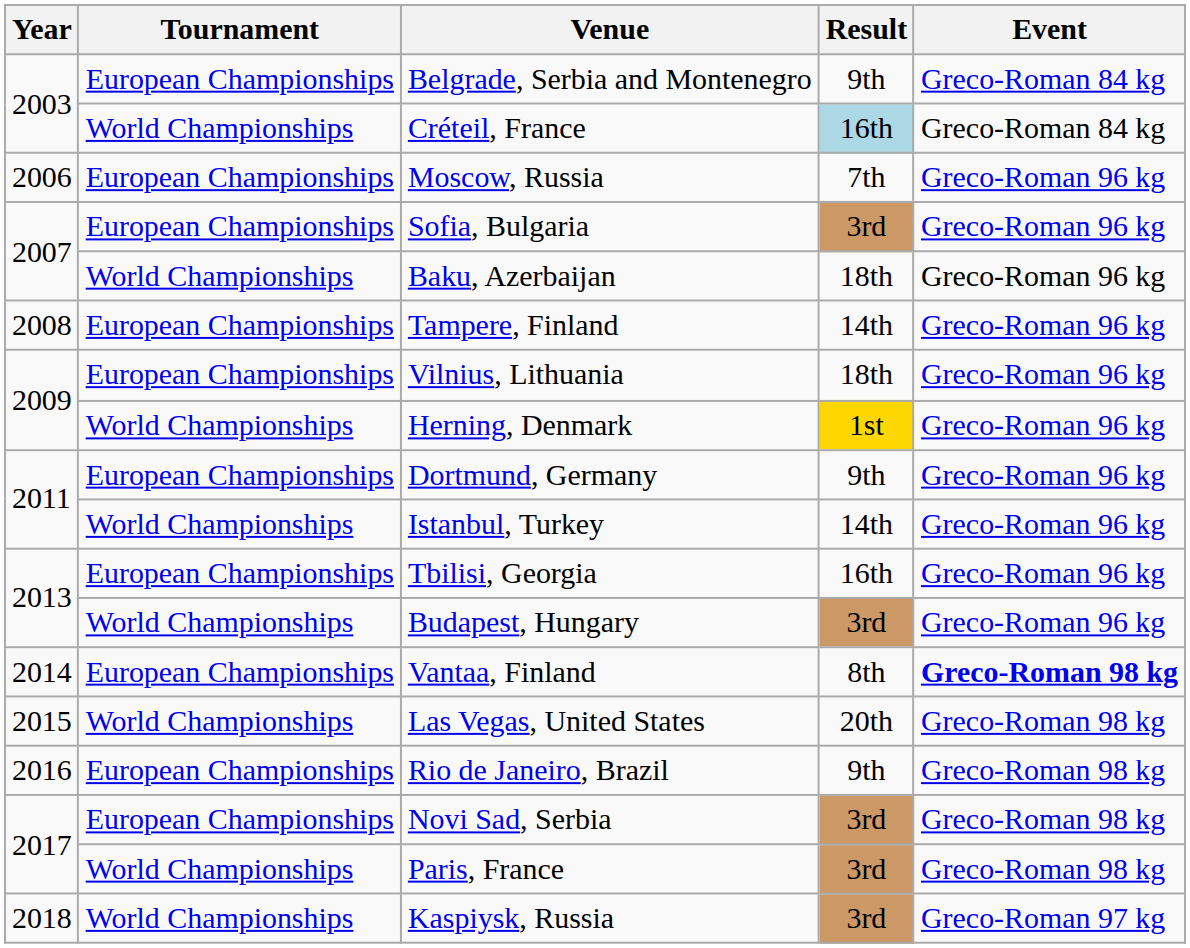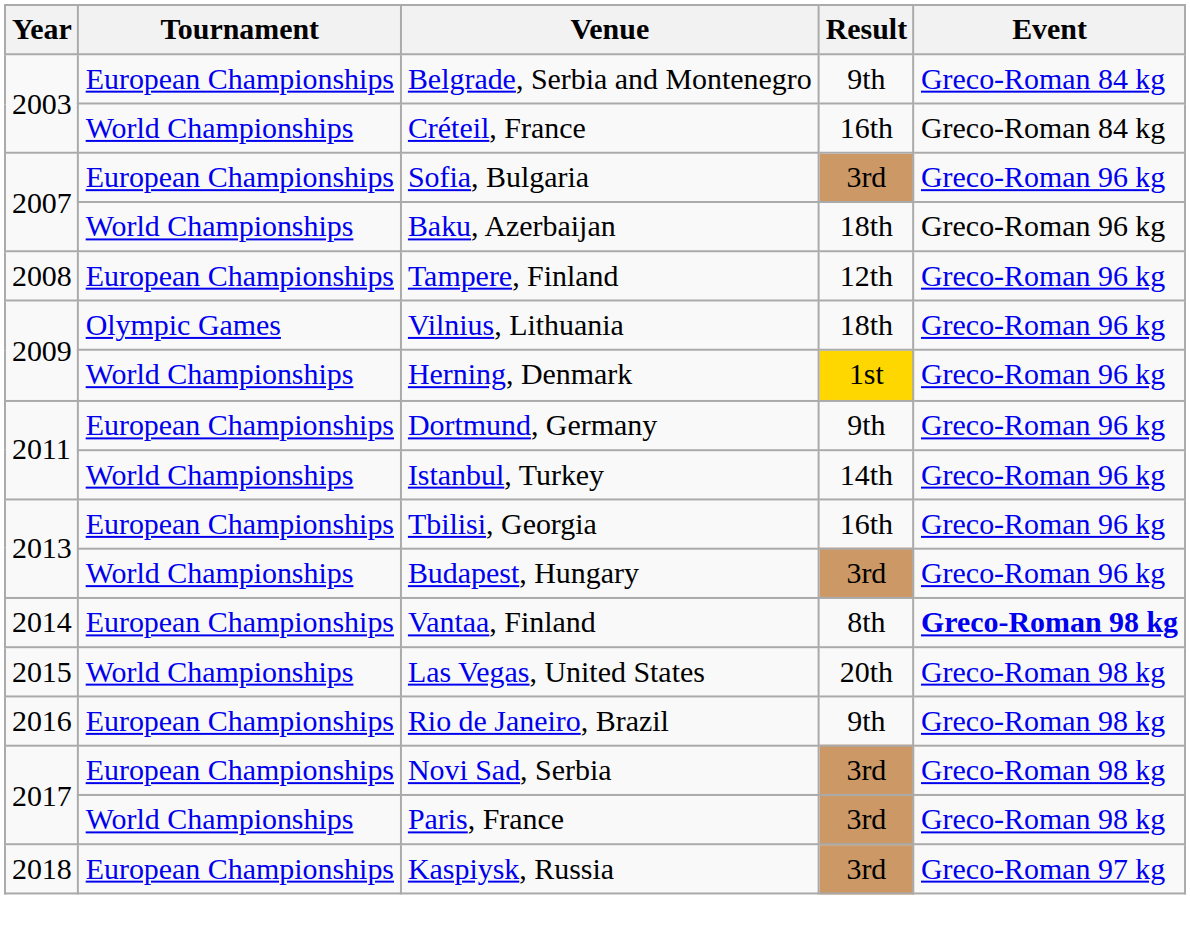(866, 128) lightblue background -> (866, 128) no background
- row: (506, 177)
(866, 325) 14th -> (866, 276) 12th
(240, 374) European Championships -> (183, 325) Olympic Games
(220, 918) World Championships -> (240, 868) European Championships
